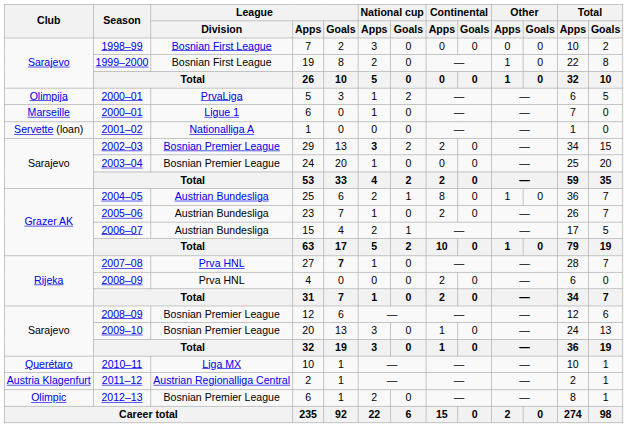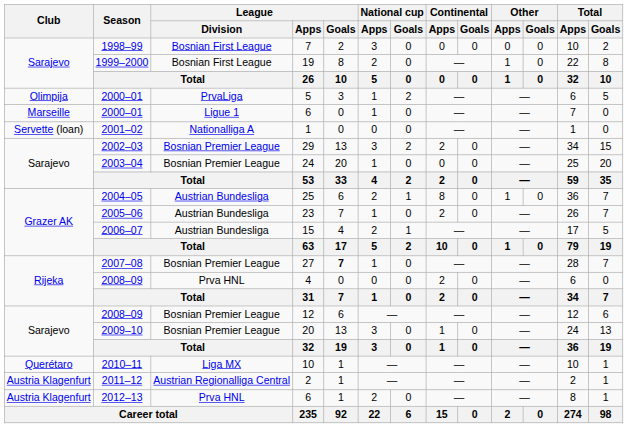(374, 146) bold -> (374, 146) normal
(222, 264) Prva HNL -> (222, 264) Bosnian Premier League
(49, 398) Olimpic -> (49, 398) Austria Klagenfurt
(222, 398) Bosnian Premier League -> (222, 398) Prva HNL
